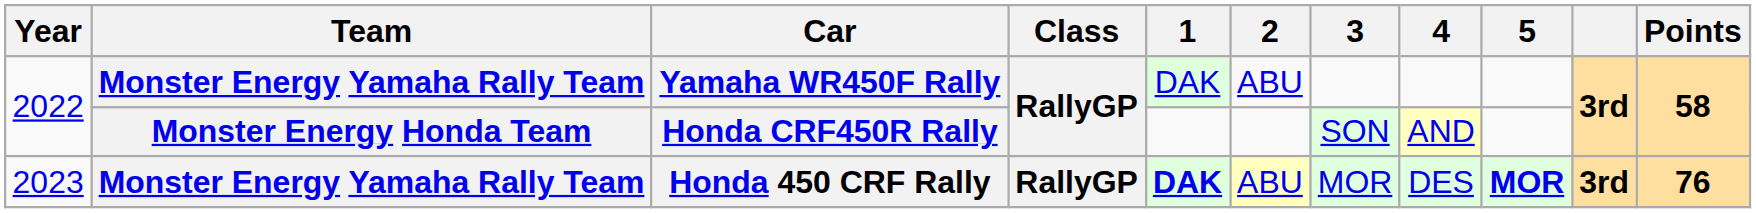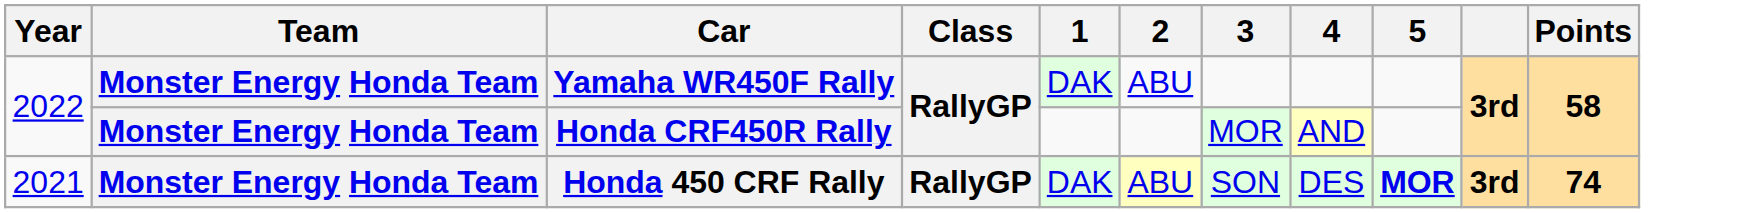(372, 81) Monster Energy Yamaha Rally Team -> (319, 81) Monster Energy Honda Team
(1355, 132) SON -> (1245, 132) MOR
(48, 182) 2023 -> (48, 182) 2021
(372, 182) Monster Energy Yamaha Rally Team -> (319, 182) Monster Energy Honda Team
(1188, 182) bold -> (1080, 182) normal
(1355, 182) MOR -> (1245, 182) SON
(1693, 182) 76 -> (1583, 182) 74
